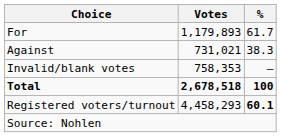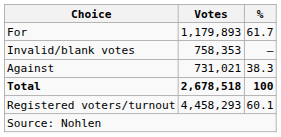rows swapped: (31, 50) <-> (71, 68)
(260, 105) bold -> (260, 105) normal
